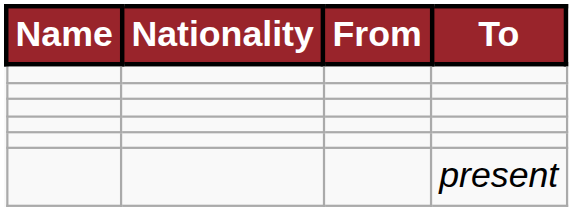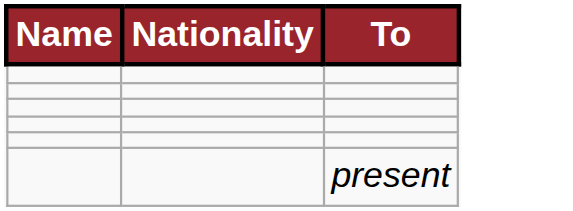- column: (377, 35)
